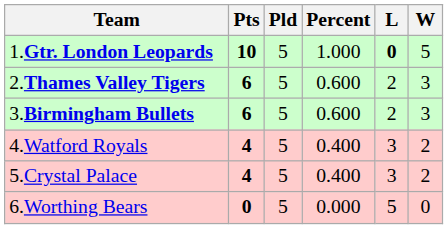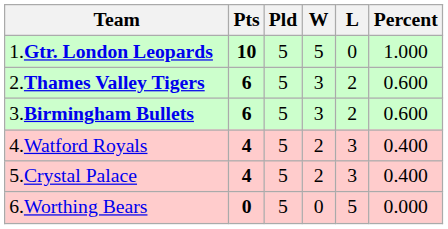columns swapped: (425, 20) <-> (338, 20)
(392, 51) bold -> (352, 51) normal
